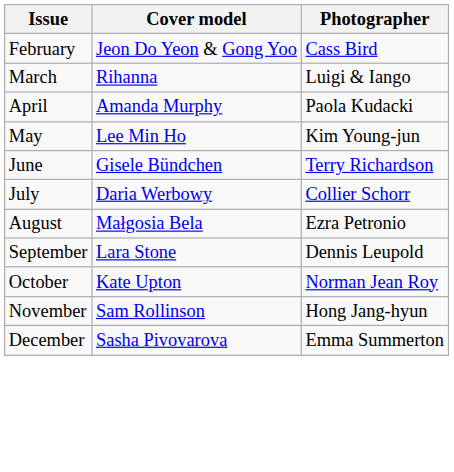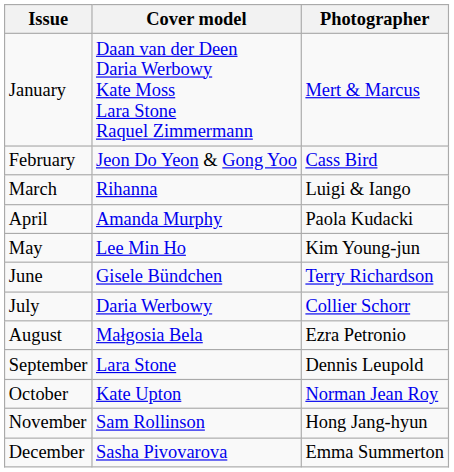+ row: (37, 89)
